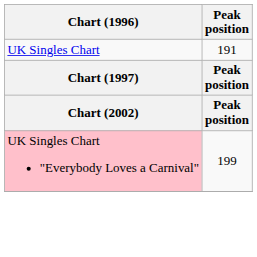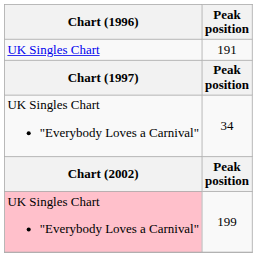+ row: (227, 125)
